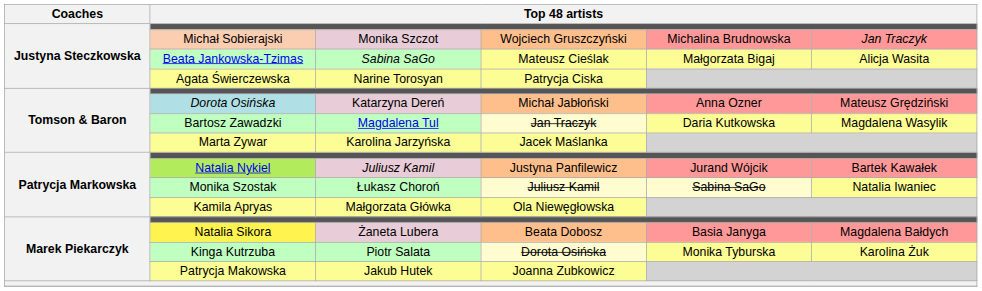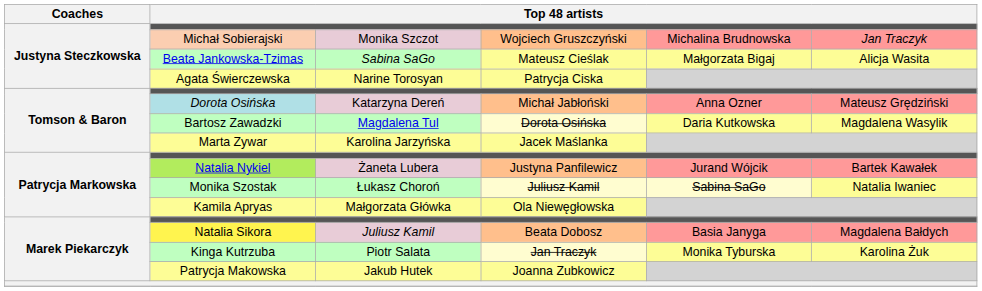(564, 123) Jan Traczyk -> (564, 123) Dorota Osińska
(398, 168) Juliusz Kamil -> (398, 168) Żaneta Lubera
(398, 232) Żaneta Lubera -> (398, 232) Juliusz Kamil
(564, 251) Dorota Osińska -> (564, 251) Jan Traczyk
